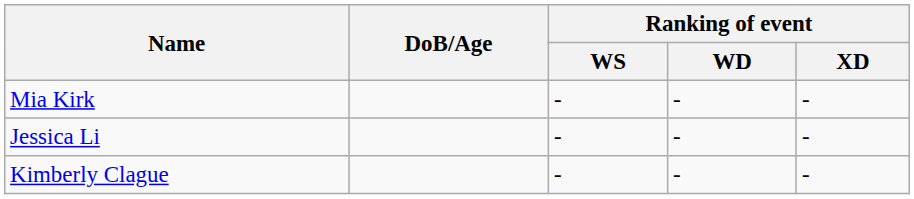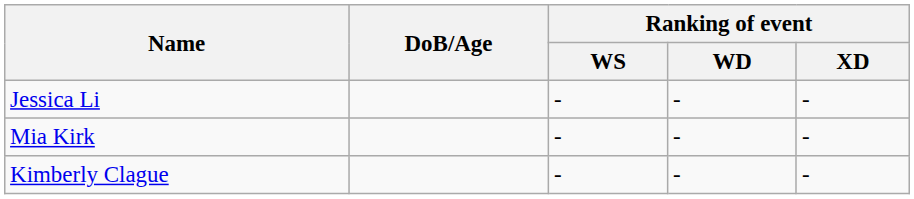rows swapped: (55, 137) <-> (52, 99)
